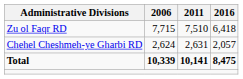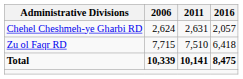rows swapped: (75, 45) <-> (37, 28)
